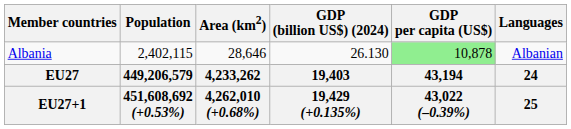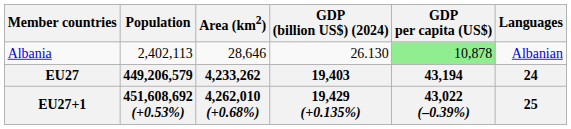(165, 53) 2,402,115 -> (165, 53) 2,402,113
